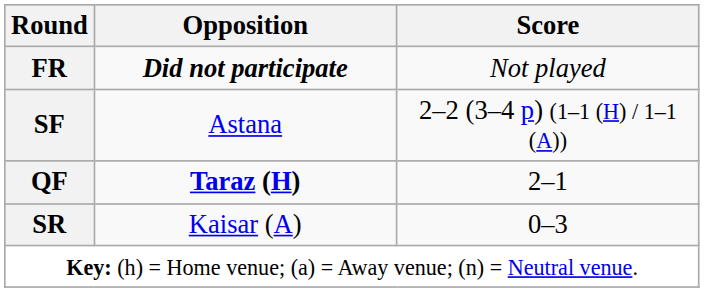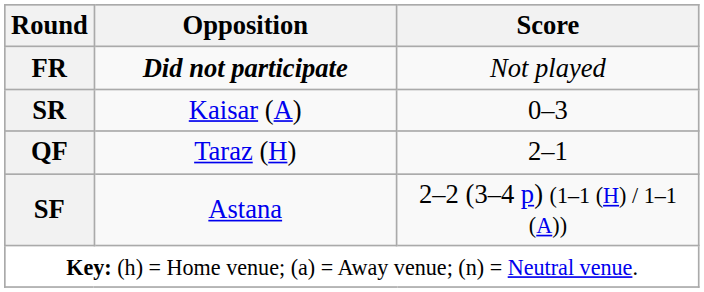rows swapped: (49, 223) <-> (49, 124)
(245, 181) bold -> (245, 151) normal
